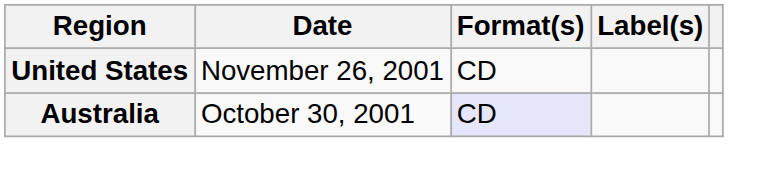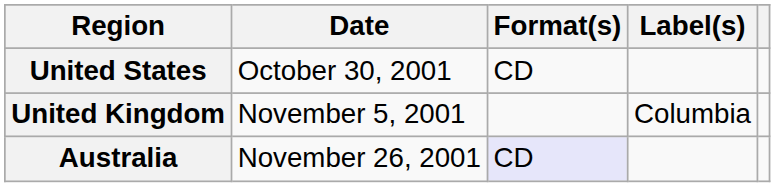(322, 70) November 26, 2001 -> (345, 70) October 30, 2001
+ row: (118, 114)
(308, 114) October 30, 2001 -> (359, 158) November 26, 2001
